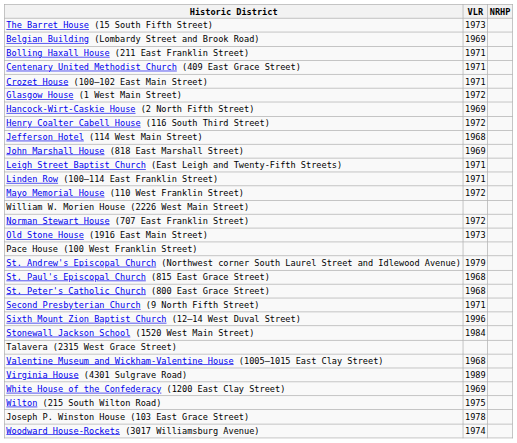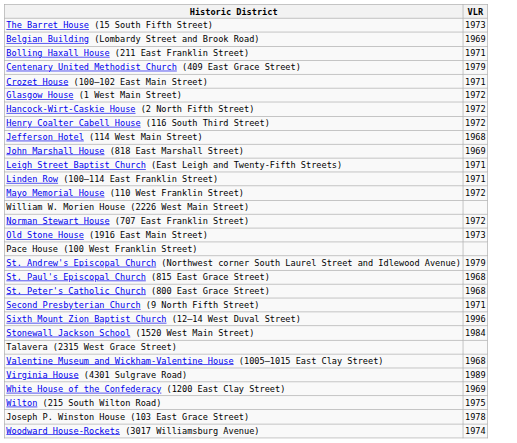- column: (500, 11)
(475, 67) 1971 -> (475, 67) 1979
(475, 109) 1969 -> (475, 109) 1972
